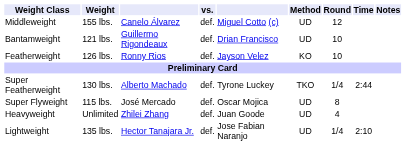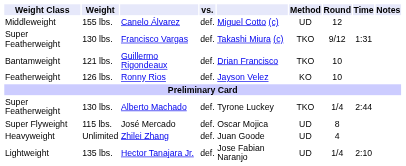+ row: (154, 39)
(305, 39) UD -> (305, 61) TKO
